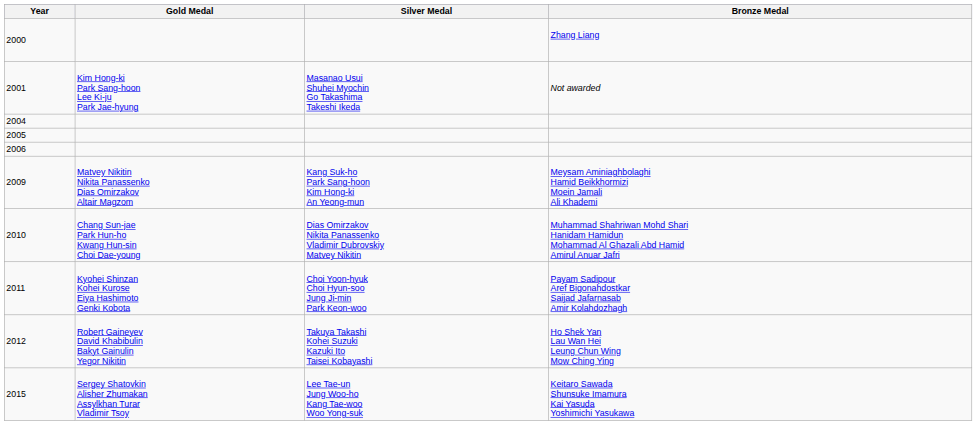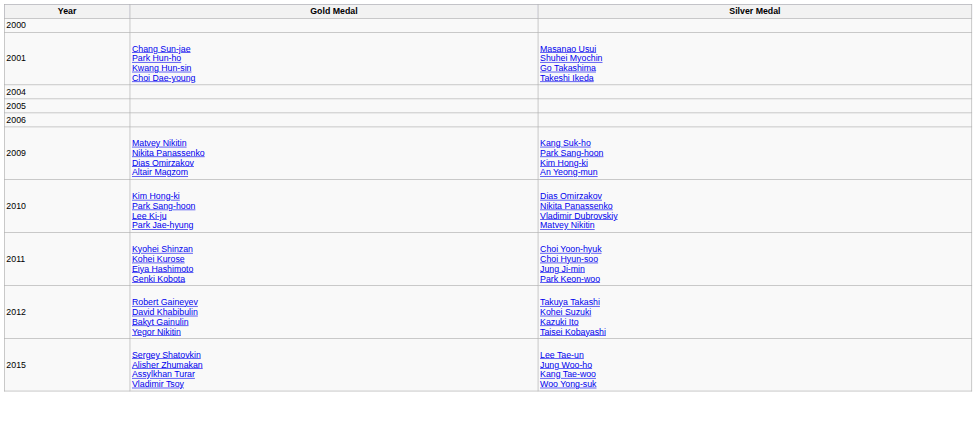- column: (760, 12)
(109, 93) Kim Hong-ki Park Sang-hoon Lee Ki-ju Park Jae-hyung -> (164, 64) Chang Sun-jae Park Hun-ho Kwang Hun-sin Choi Dae-young
(109, 241) Chang Sun-jae Park Hun-ho Kwang Hun-sin Choi Dae-young -> (164, 211) Kim Hong-ki Park Sang-hoon Lee Ki-ju Park Jae-hyung
